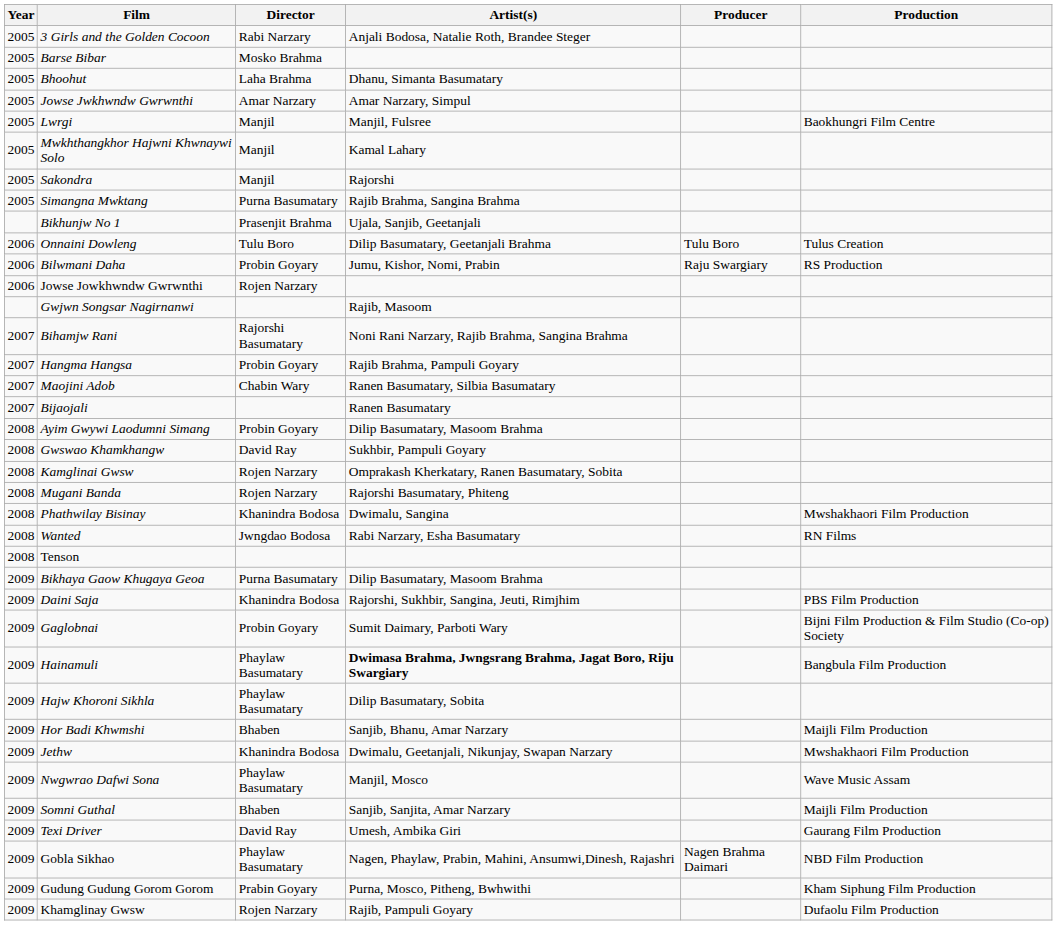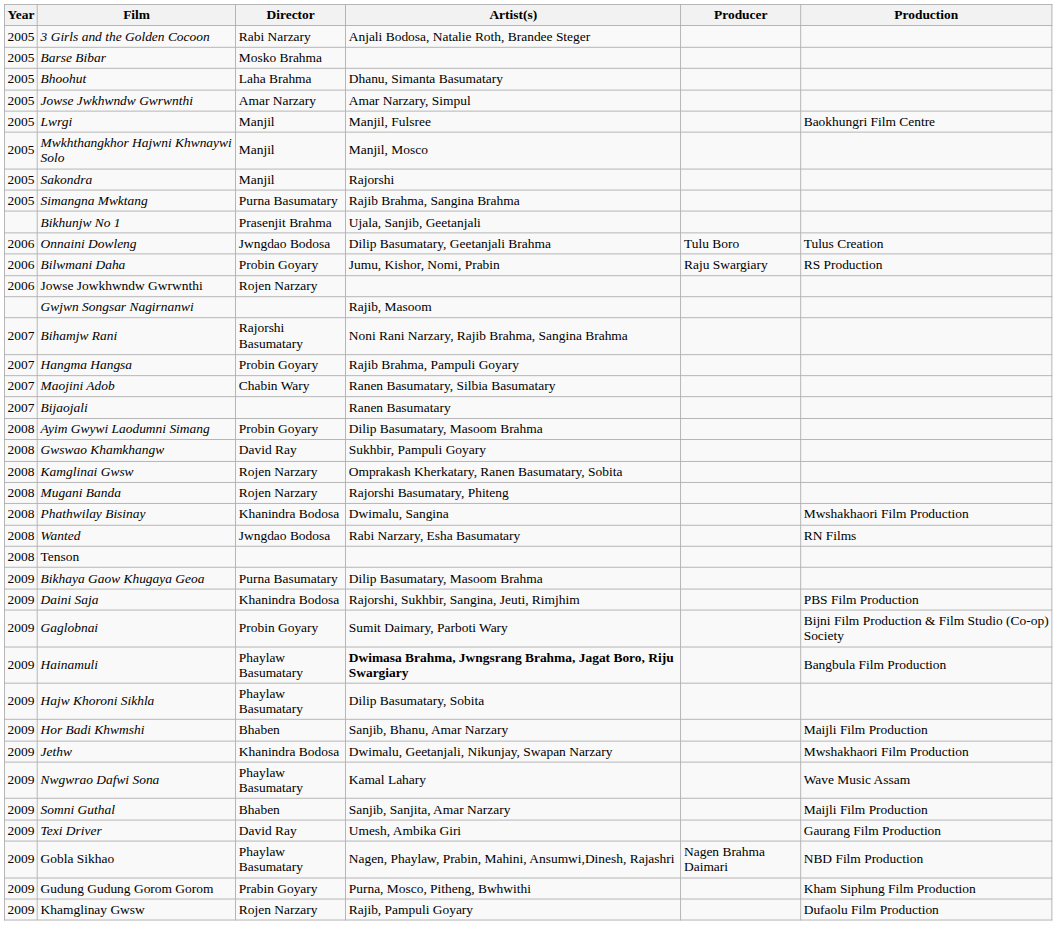(387, 150) Kamal Lahary -> (388, 150) Manjil, Mosco
(266, 243) Tulu Boro -> (285, 243) Jwngdao Bodosa
(388, 780) Manjil, Mosco -> (387, 780) Kamal Lahary
